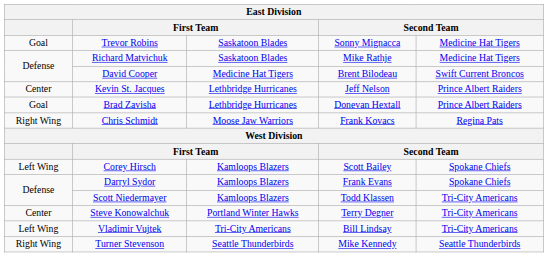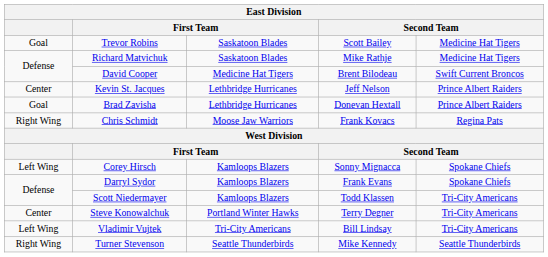(367, 43) Sonny Mignacca -> (367, 43) Scott Bailey
(367, 167) Scott Bailey -> (367, 167) Sonny Mignacca
